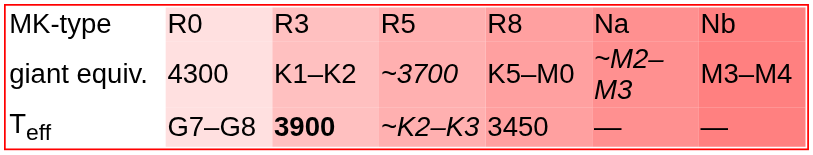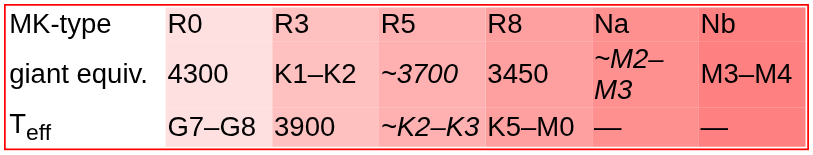(531, 74) K5–M0 -> (518, 74) 3450
(305, 126) bold -> (305, 126) normal
(518, 126) 3450 -> (531, 126) K5–M0
